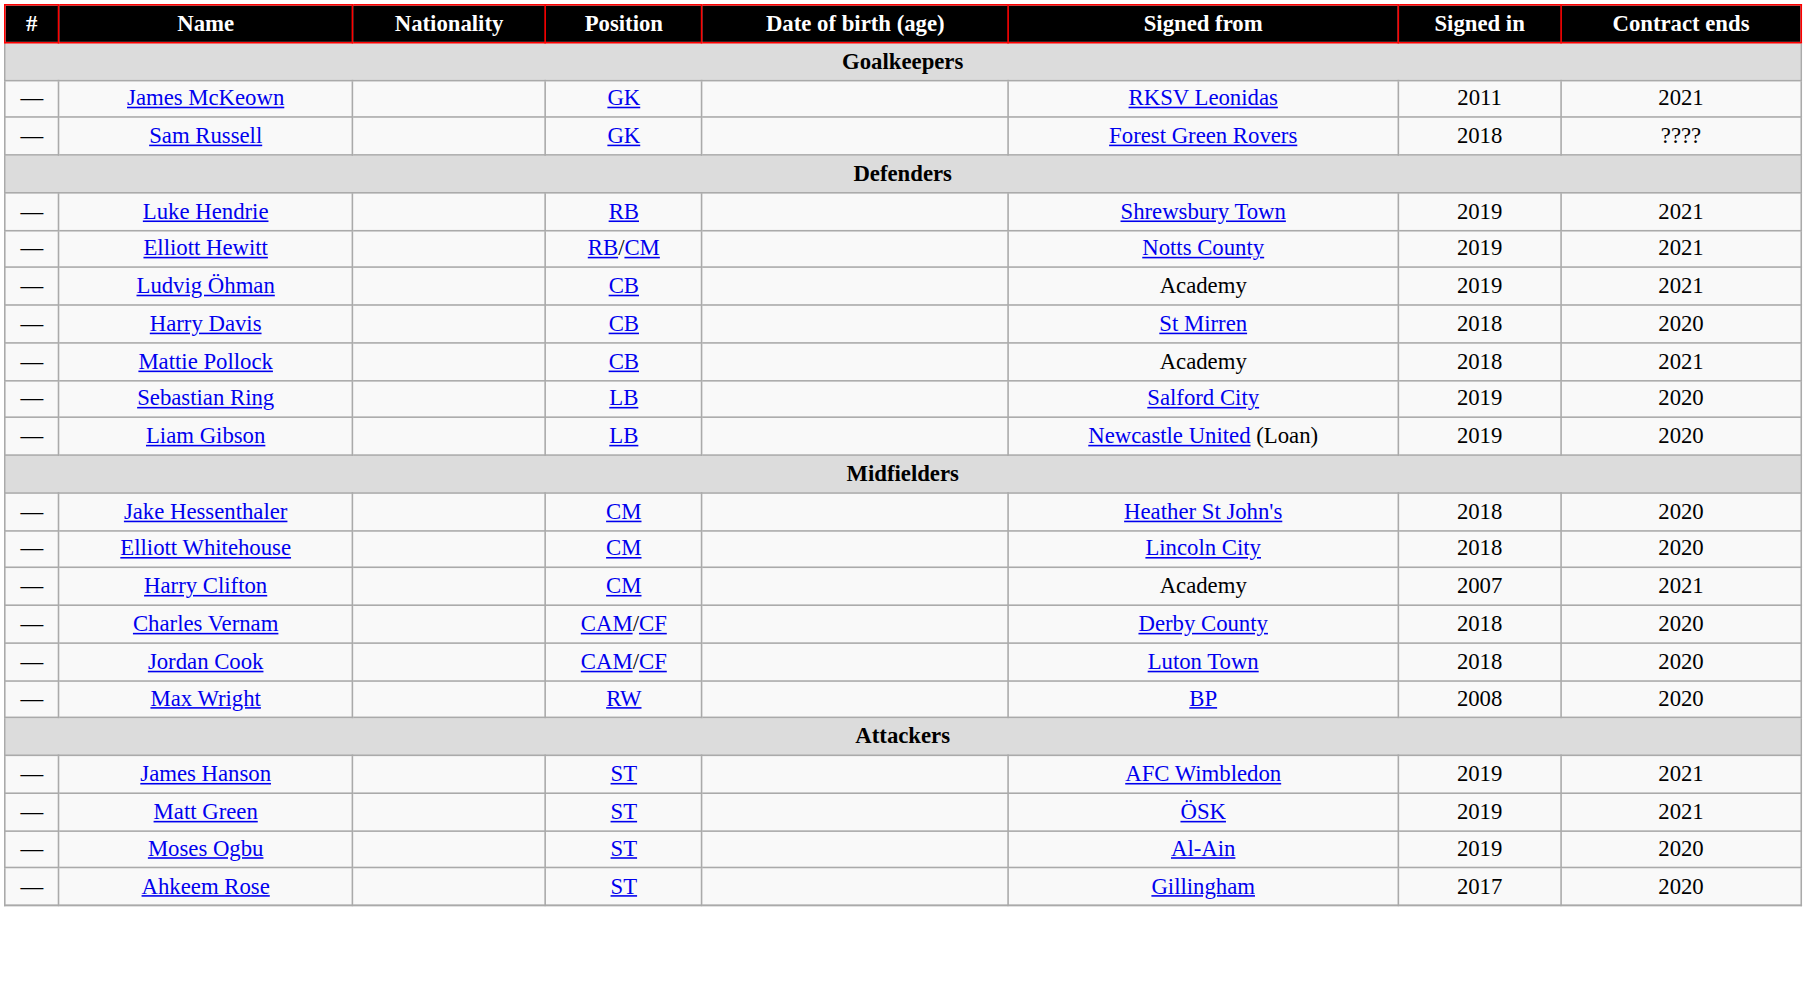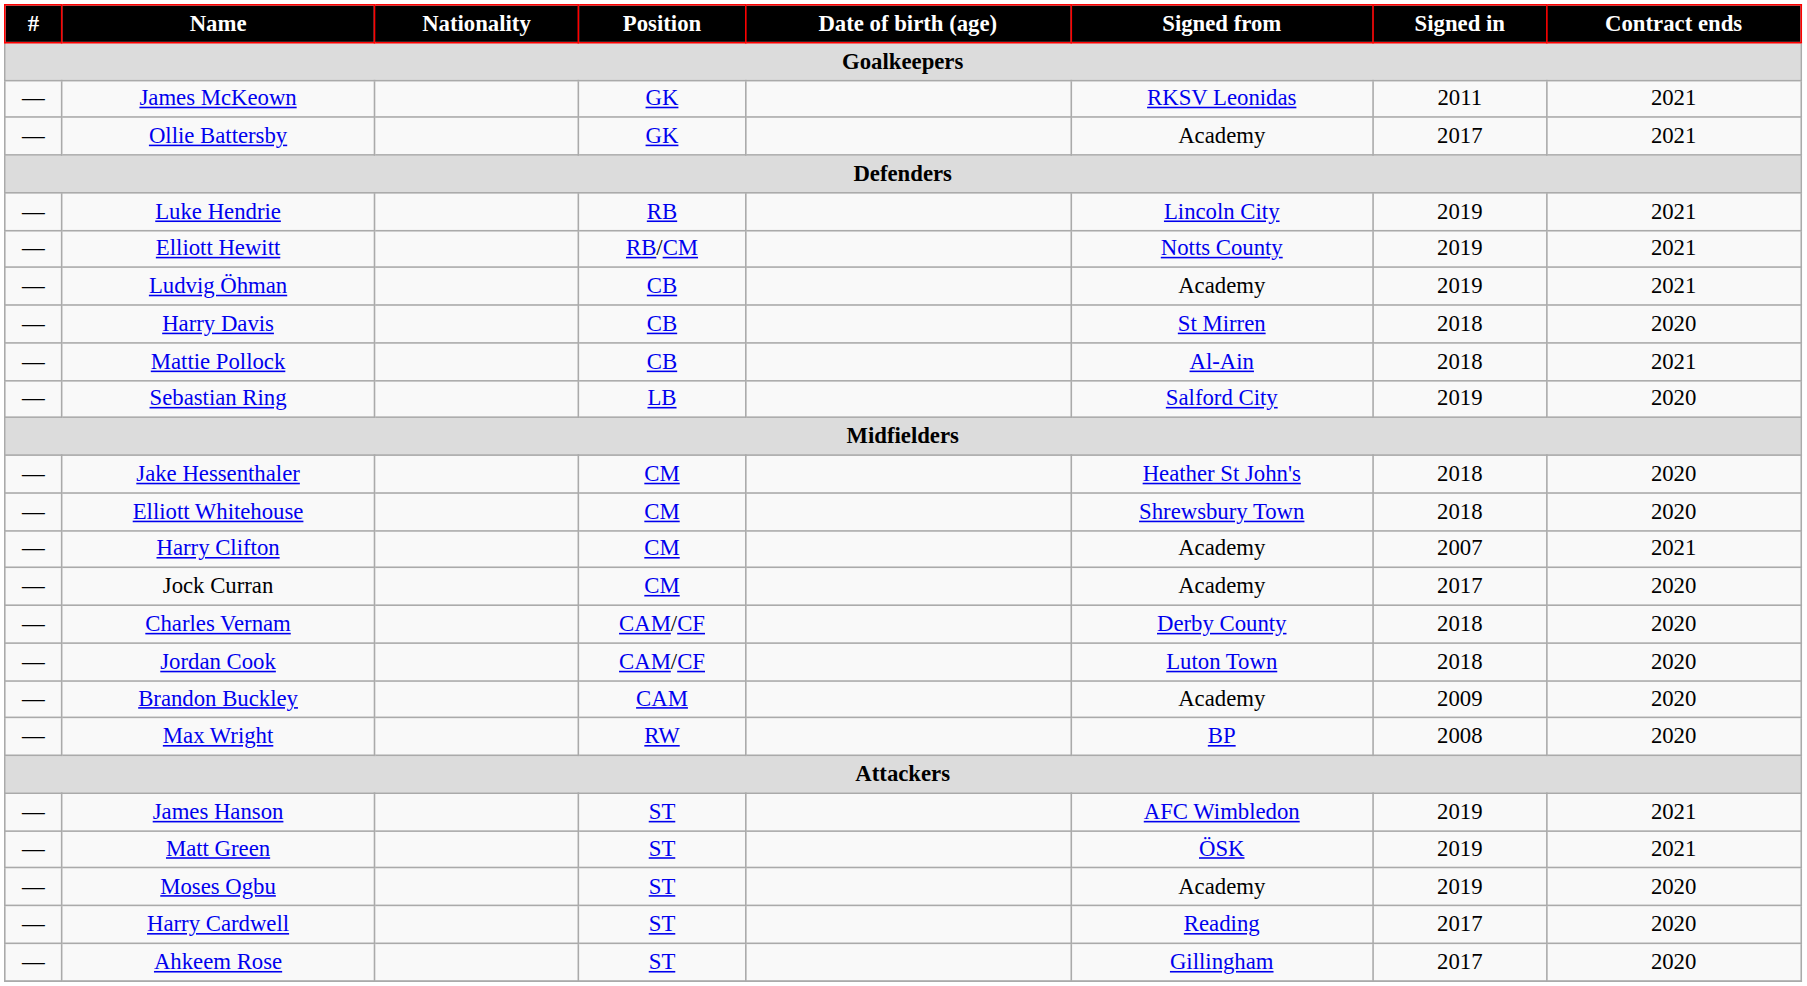- row: (206, 136)
+ row: (218, 136)
(1203, 211) Shrewsbury Town -> (1222, 211) Lincoln City
(1203, 361) Academy -> (1222, 361) Al-Ain
- row: (206, 436)
(1203, 549) Lincoln City -> (1222, 511) Shrewsbury Town
+ row: (218, 586)
+ row: (218, 699)
(1203, 849) Al-Ain -> (1222, 886) Academy
+ row: (218, 924)
